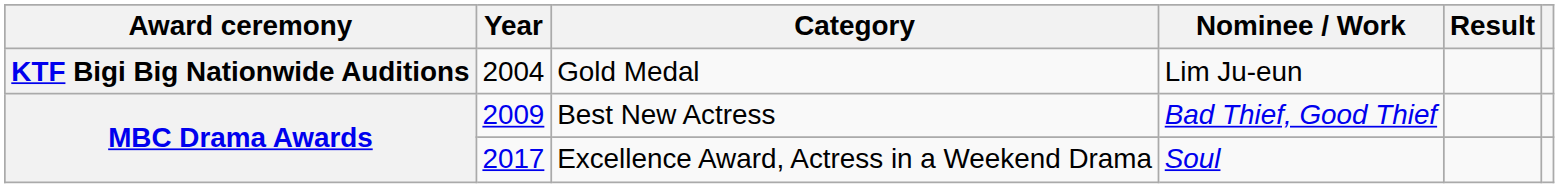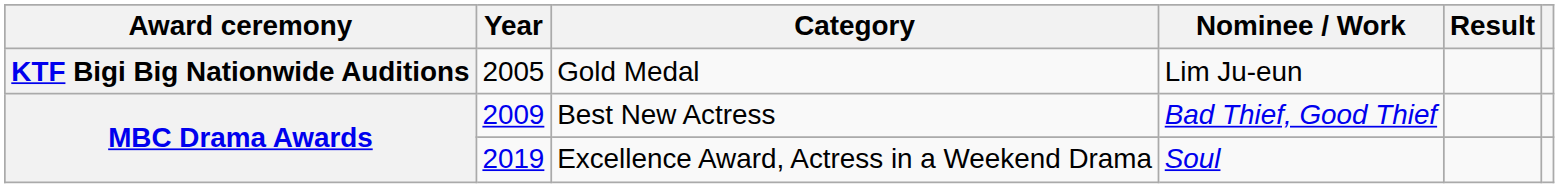(513, 70) 2004 -> (513, 70) 2005
(513, 159) 2017 -> (513, 159) 2019
